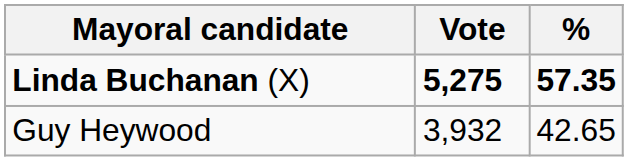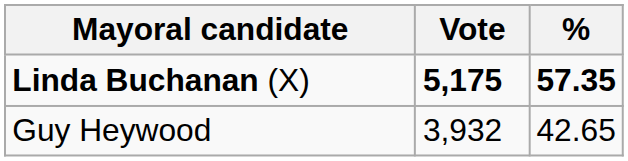(463, 79) 5,275 -> (463, 79) 5,175
